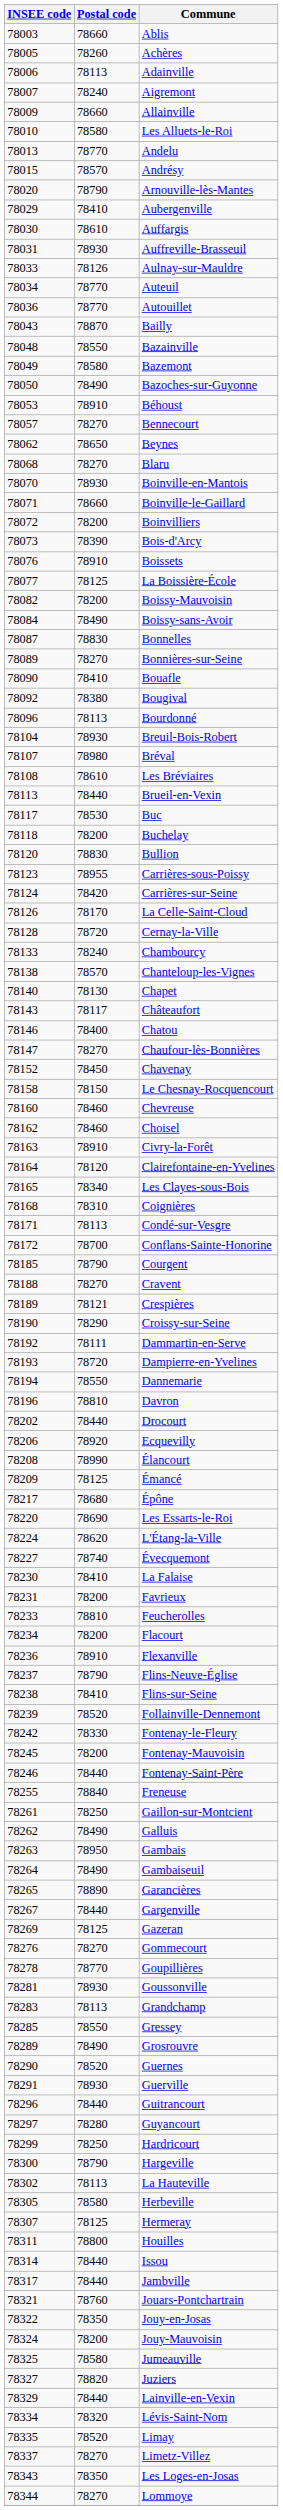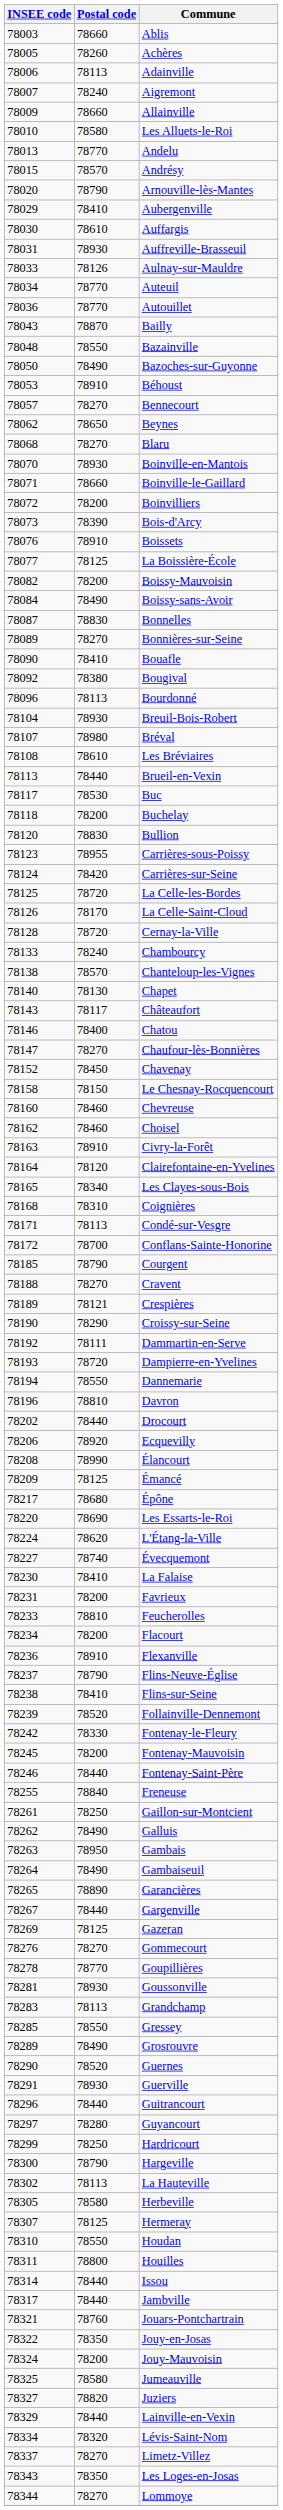- row: (167, 365)
+ row: (191, 893)
+ row: (161, 2241)
- row: (158, 2437)
